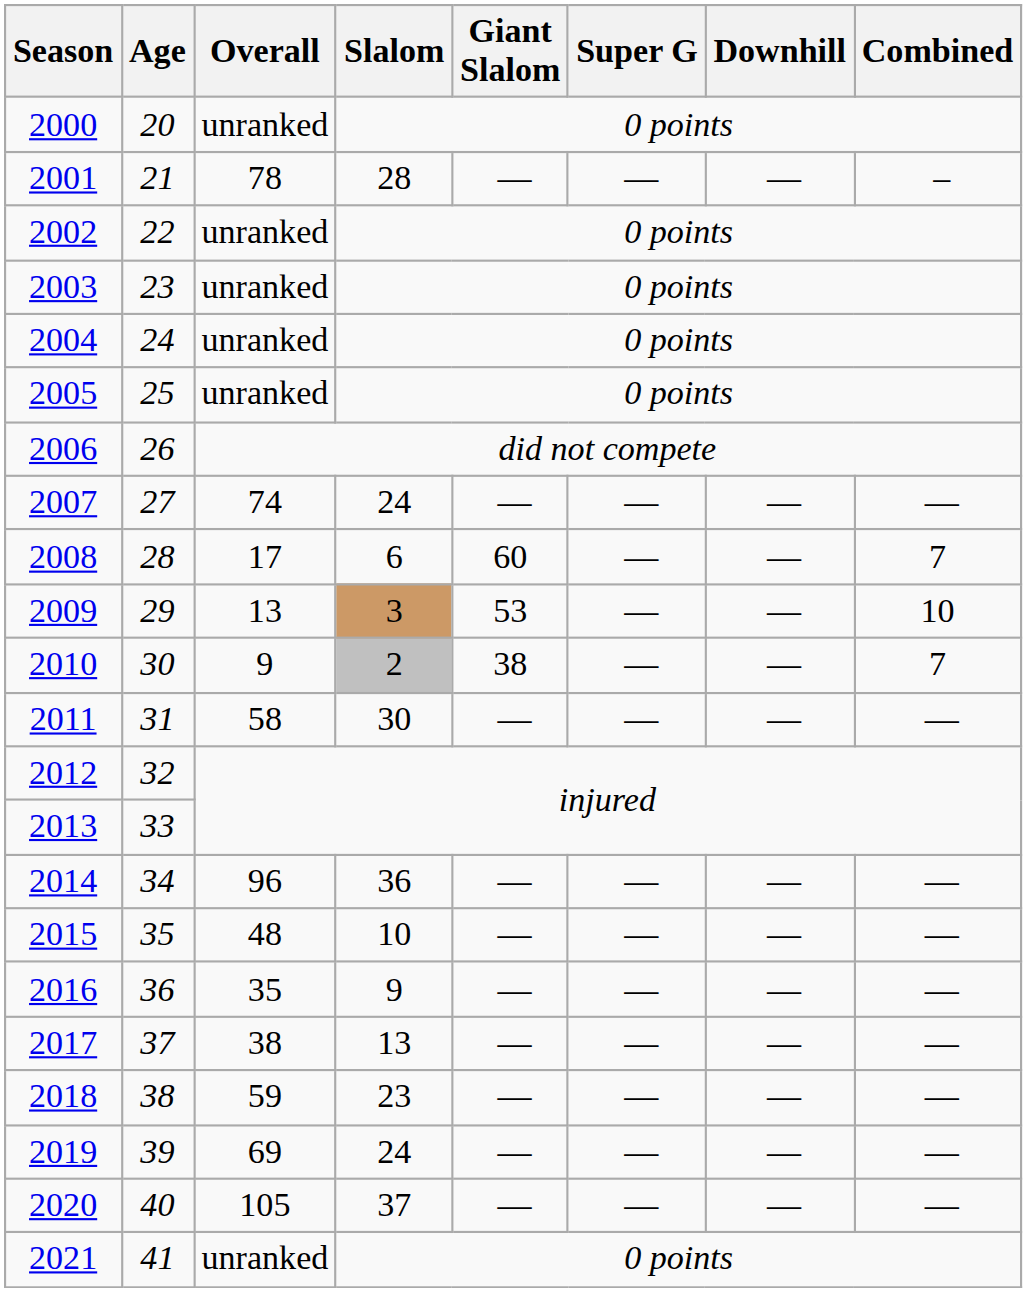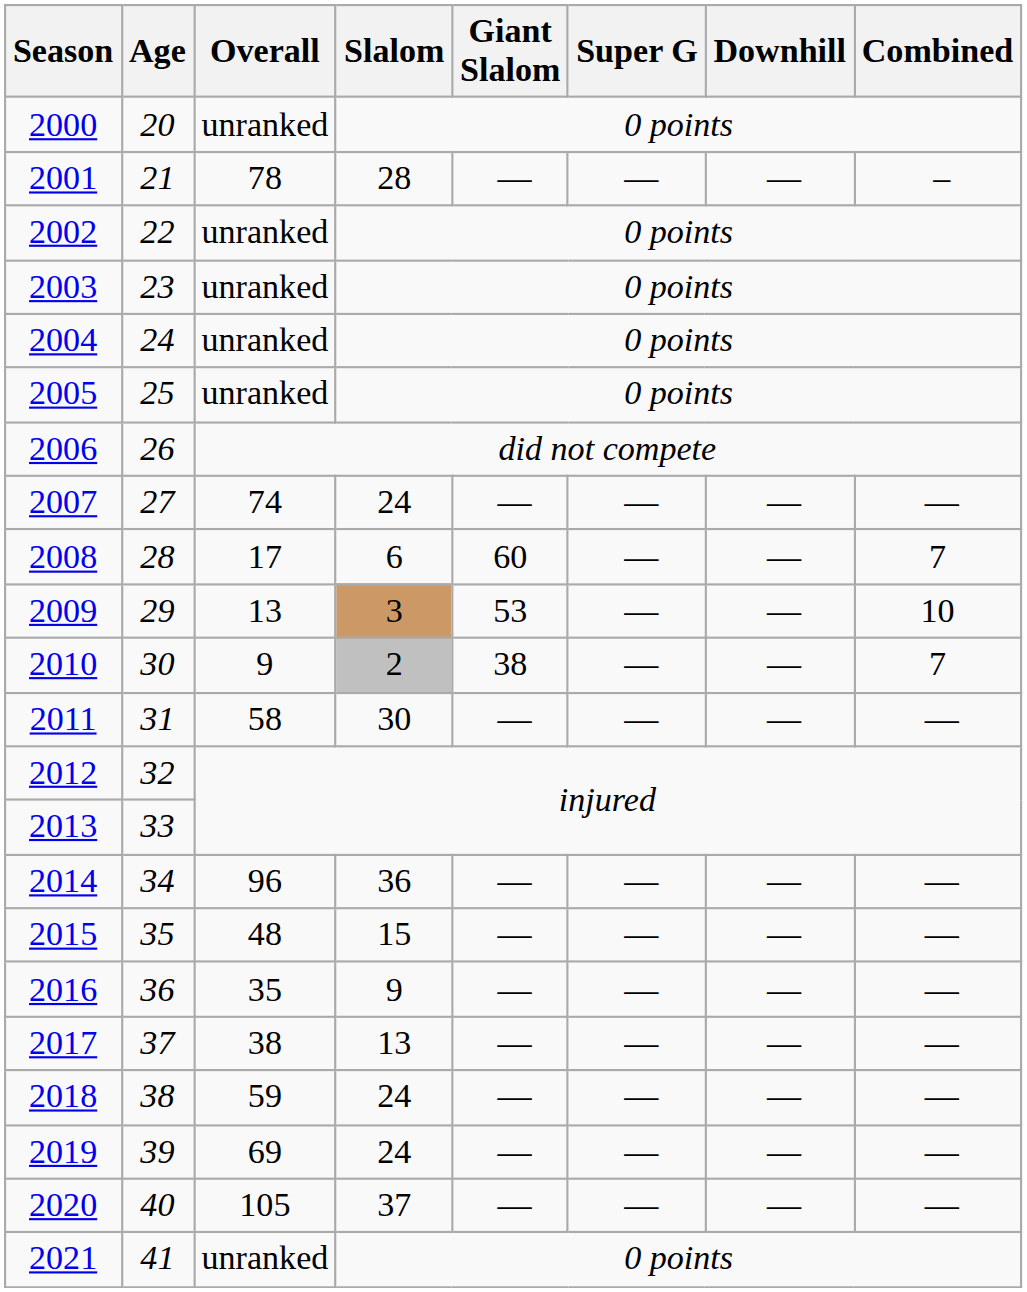(394, 934) 10 -> (394, 934) 15
(394, 1096) 23 -> (394, 1096) 24
